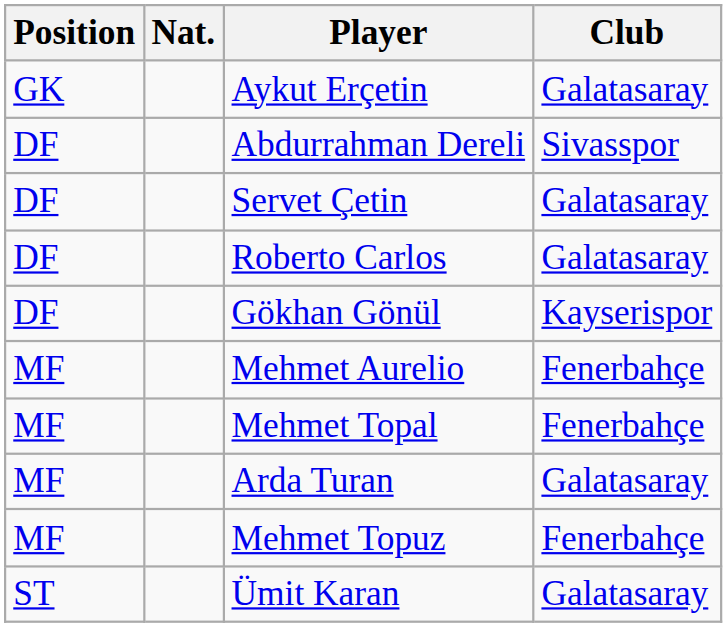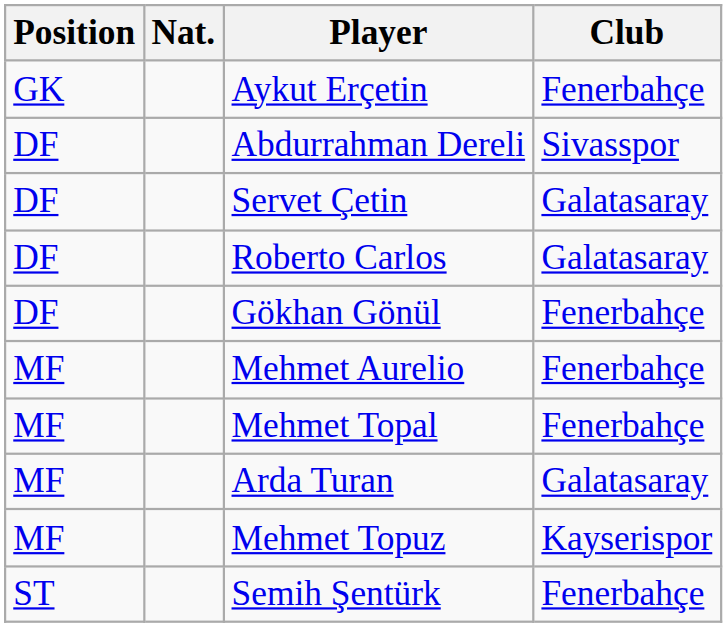(625, 88) Galatasaray -> (623, 88) Fenerbahçe
(627, 312) Kayserispor -> (623, 312) Fenerbahçe
(623, 537) Fenerbahçe -> (627, 537) Kayserispor
- row: (315, 593)
+ row: (336, 593)
